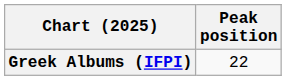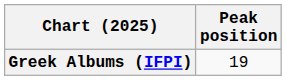(239, 63) 22 -> (239, 63) 19
